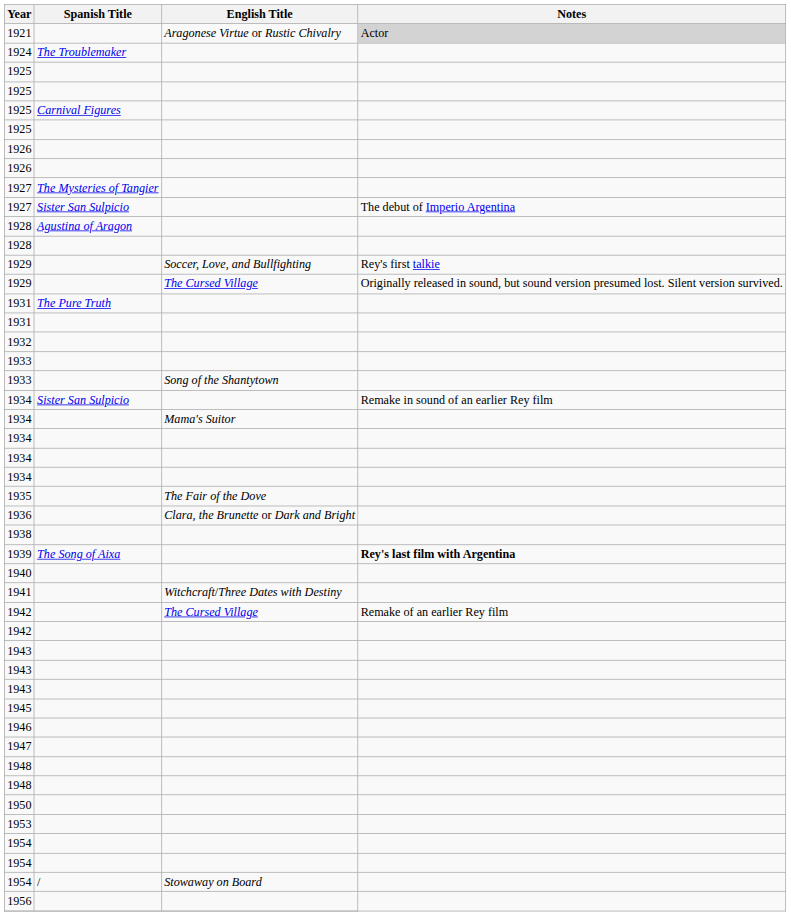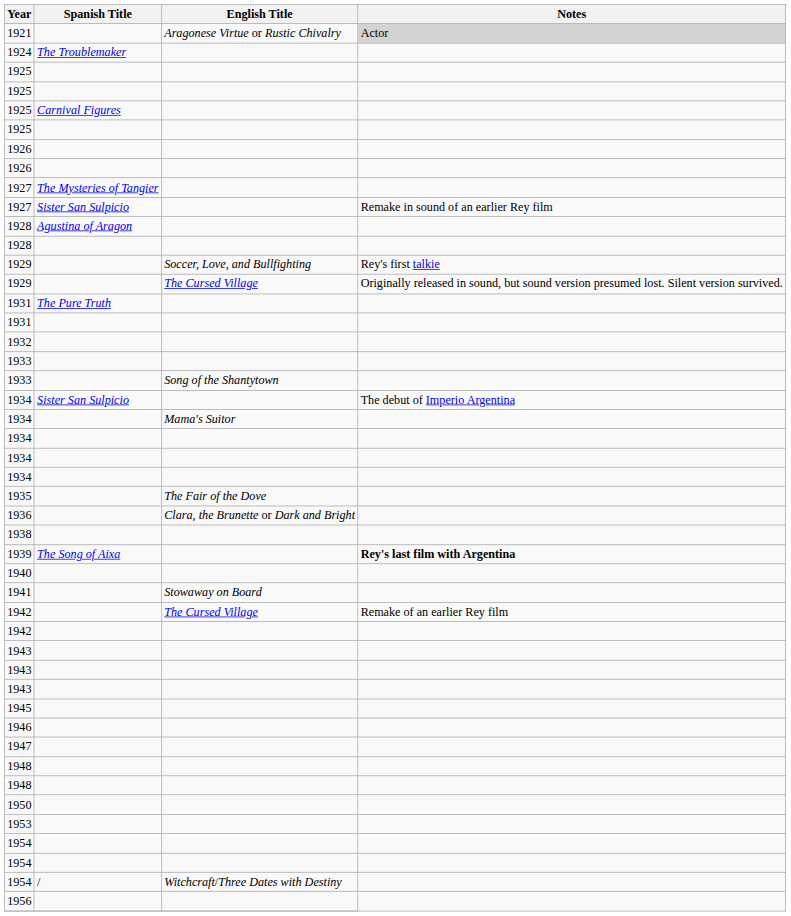(438, 206) The debut of Imperio Argentina -> (457, 206) Remake in sound of an earlier Rey film
(457, 399) Remake in sound of an earlier Rey film -> (438, 399) The debut of Imperio Argentina
(253, 592) Witchcraft/Three Dates with Destiny -> (213, 592) Stowaway on Board
(213, 881) Stowaway on Board -> (253, 881) Witchcraft/Three Dates with Destiny
